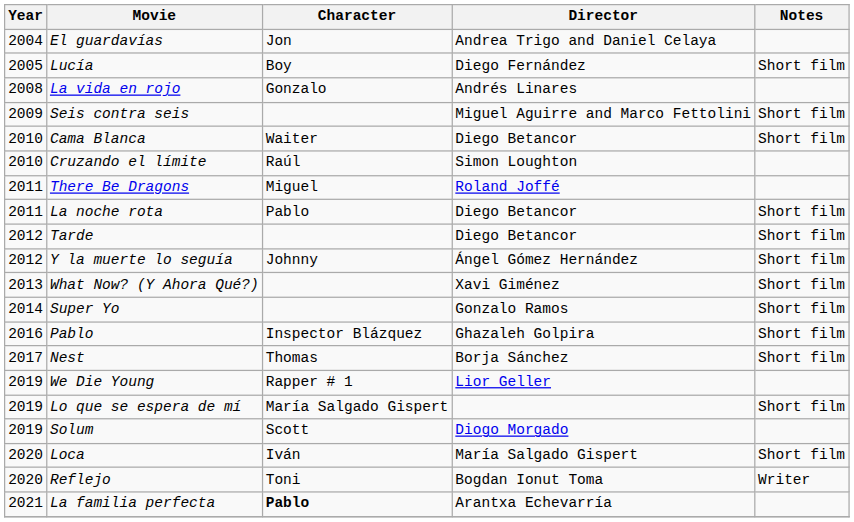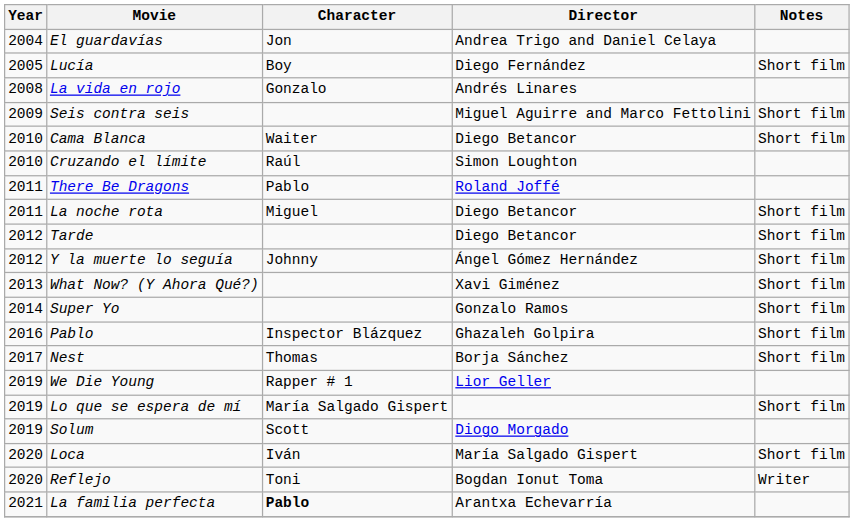(292, 187) Miguel -> (287, 187) Pablo
(287, 211) Pablo -> (292, 211) Miguel
